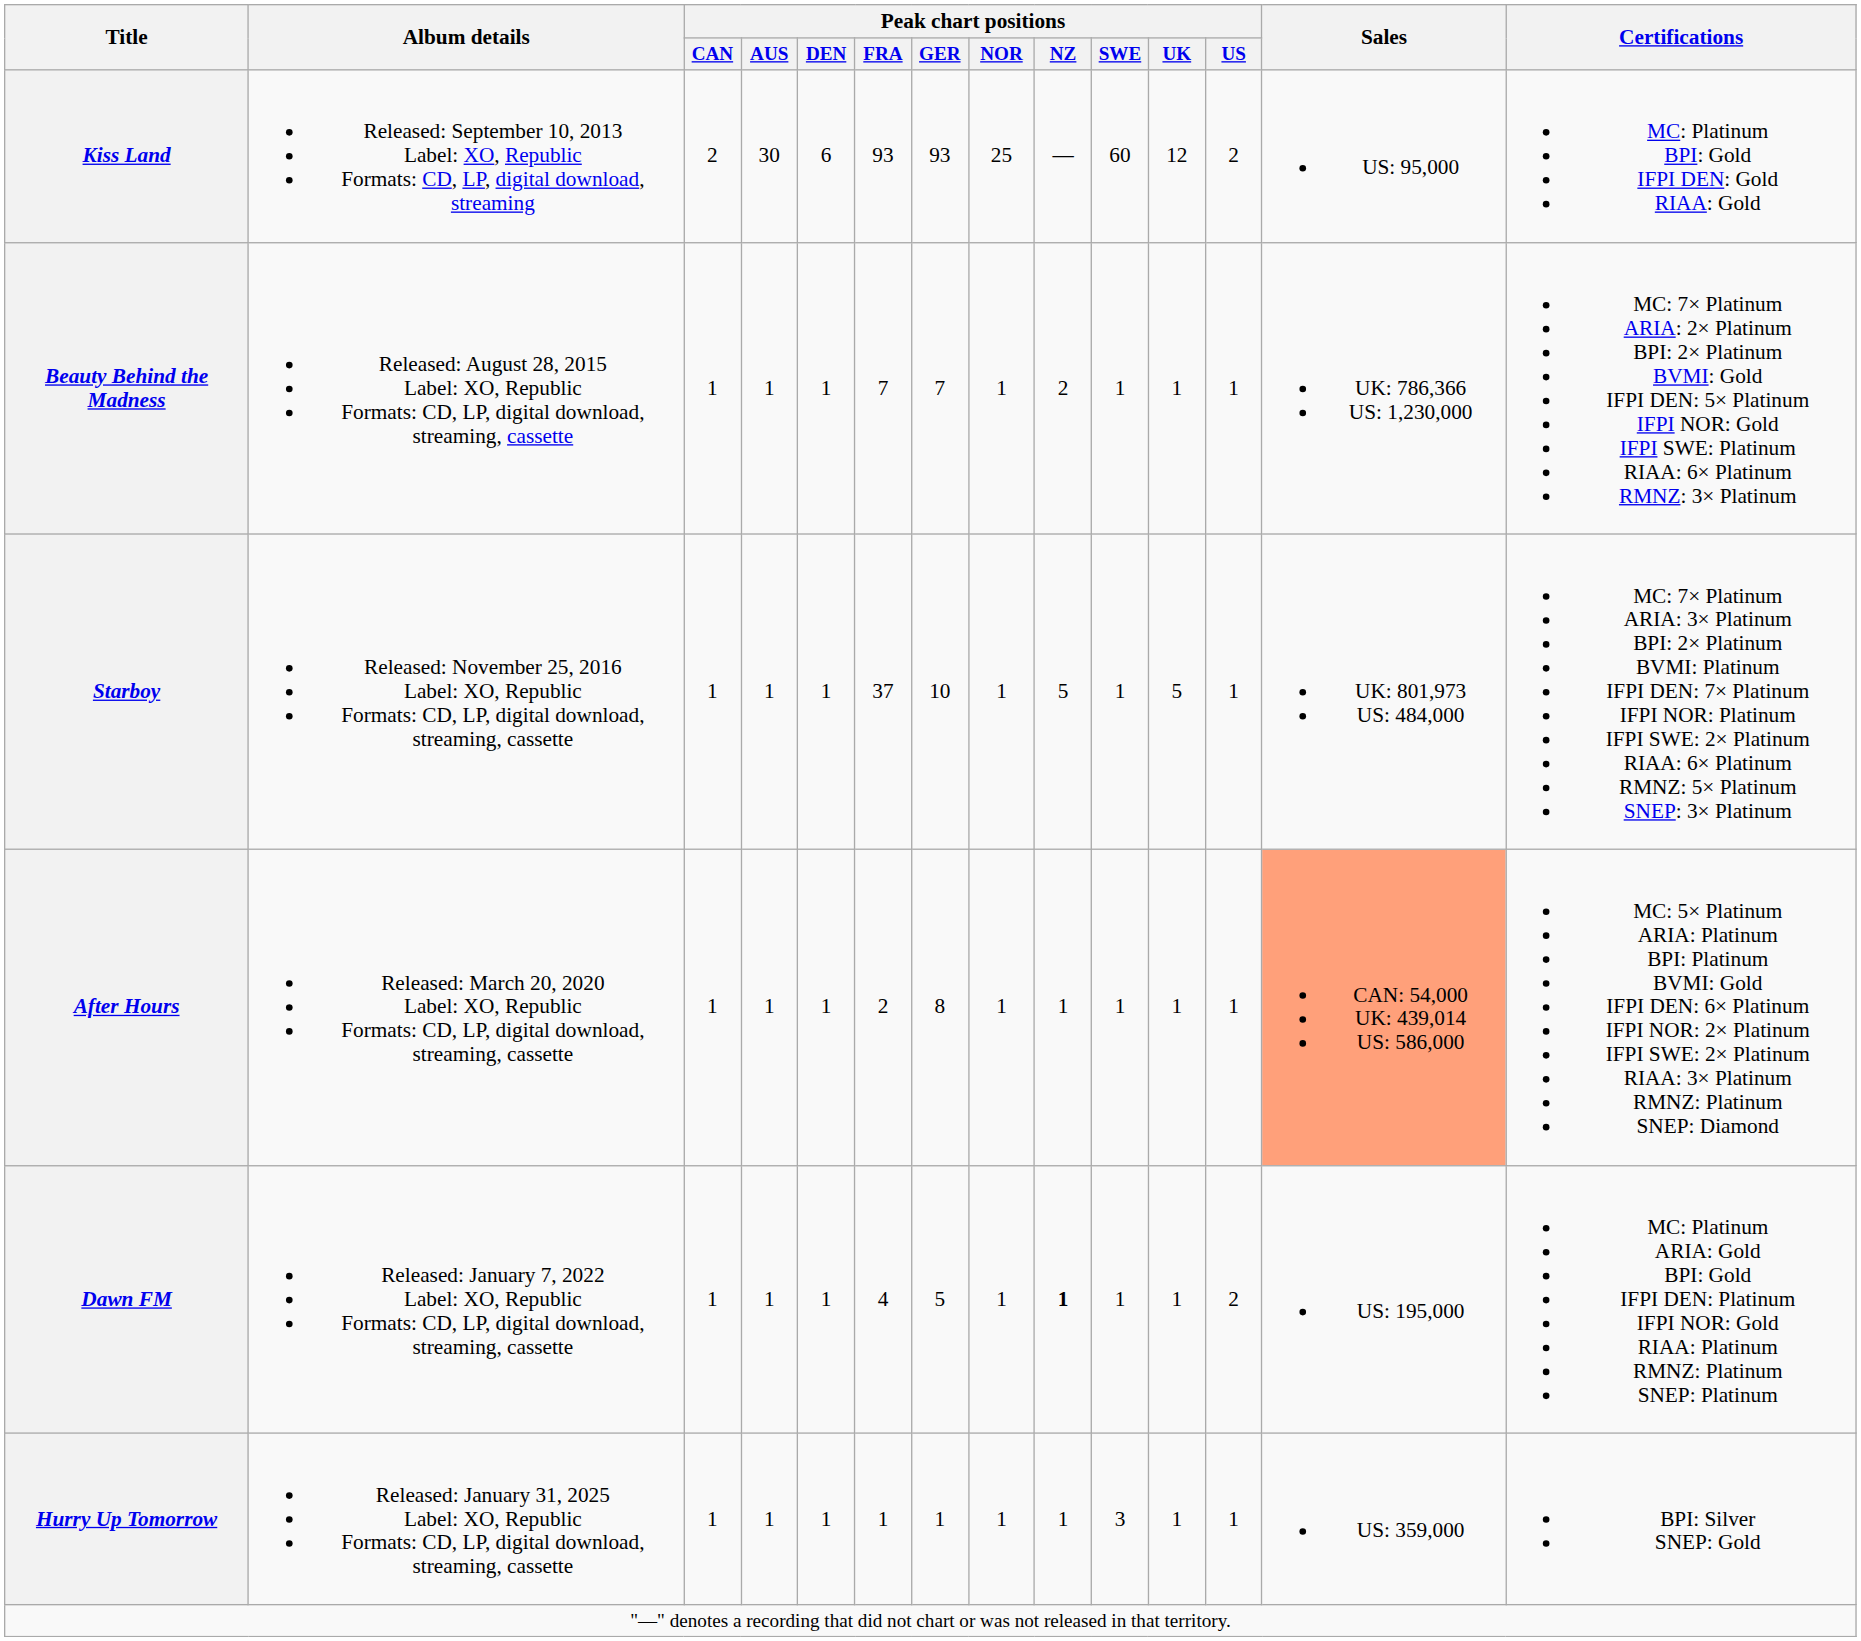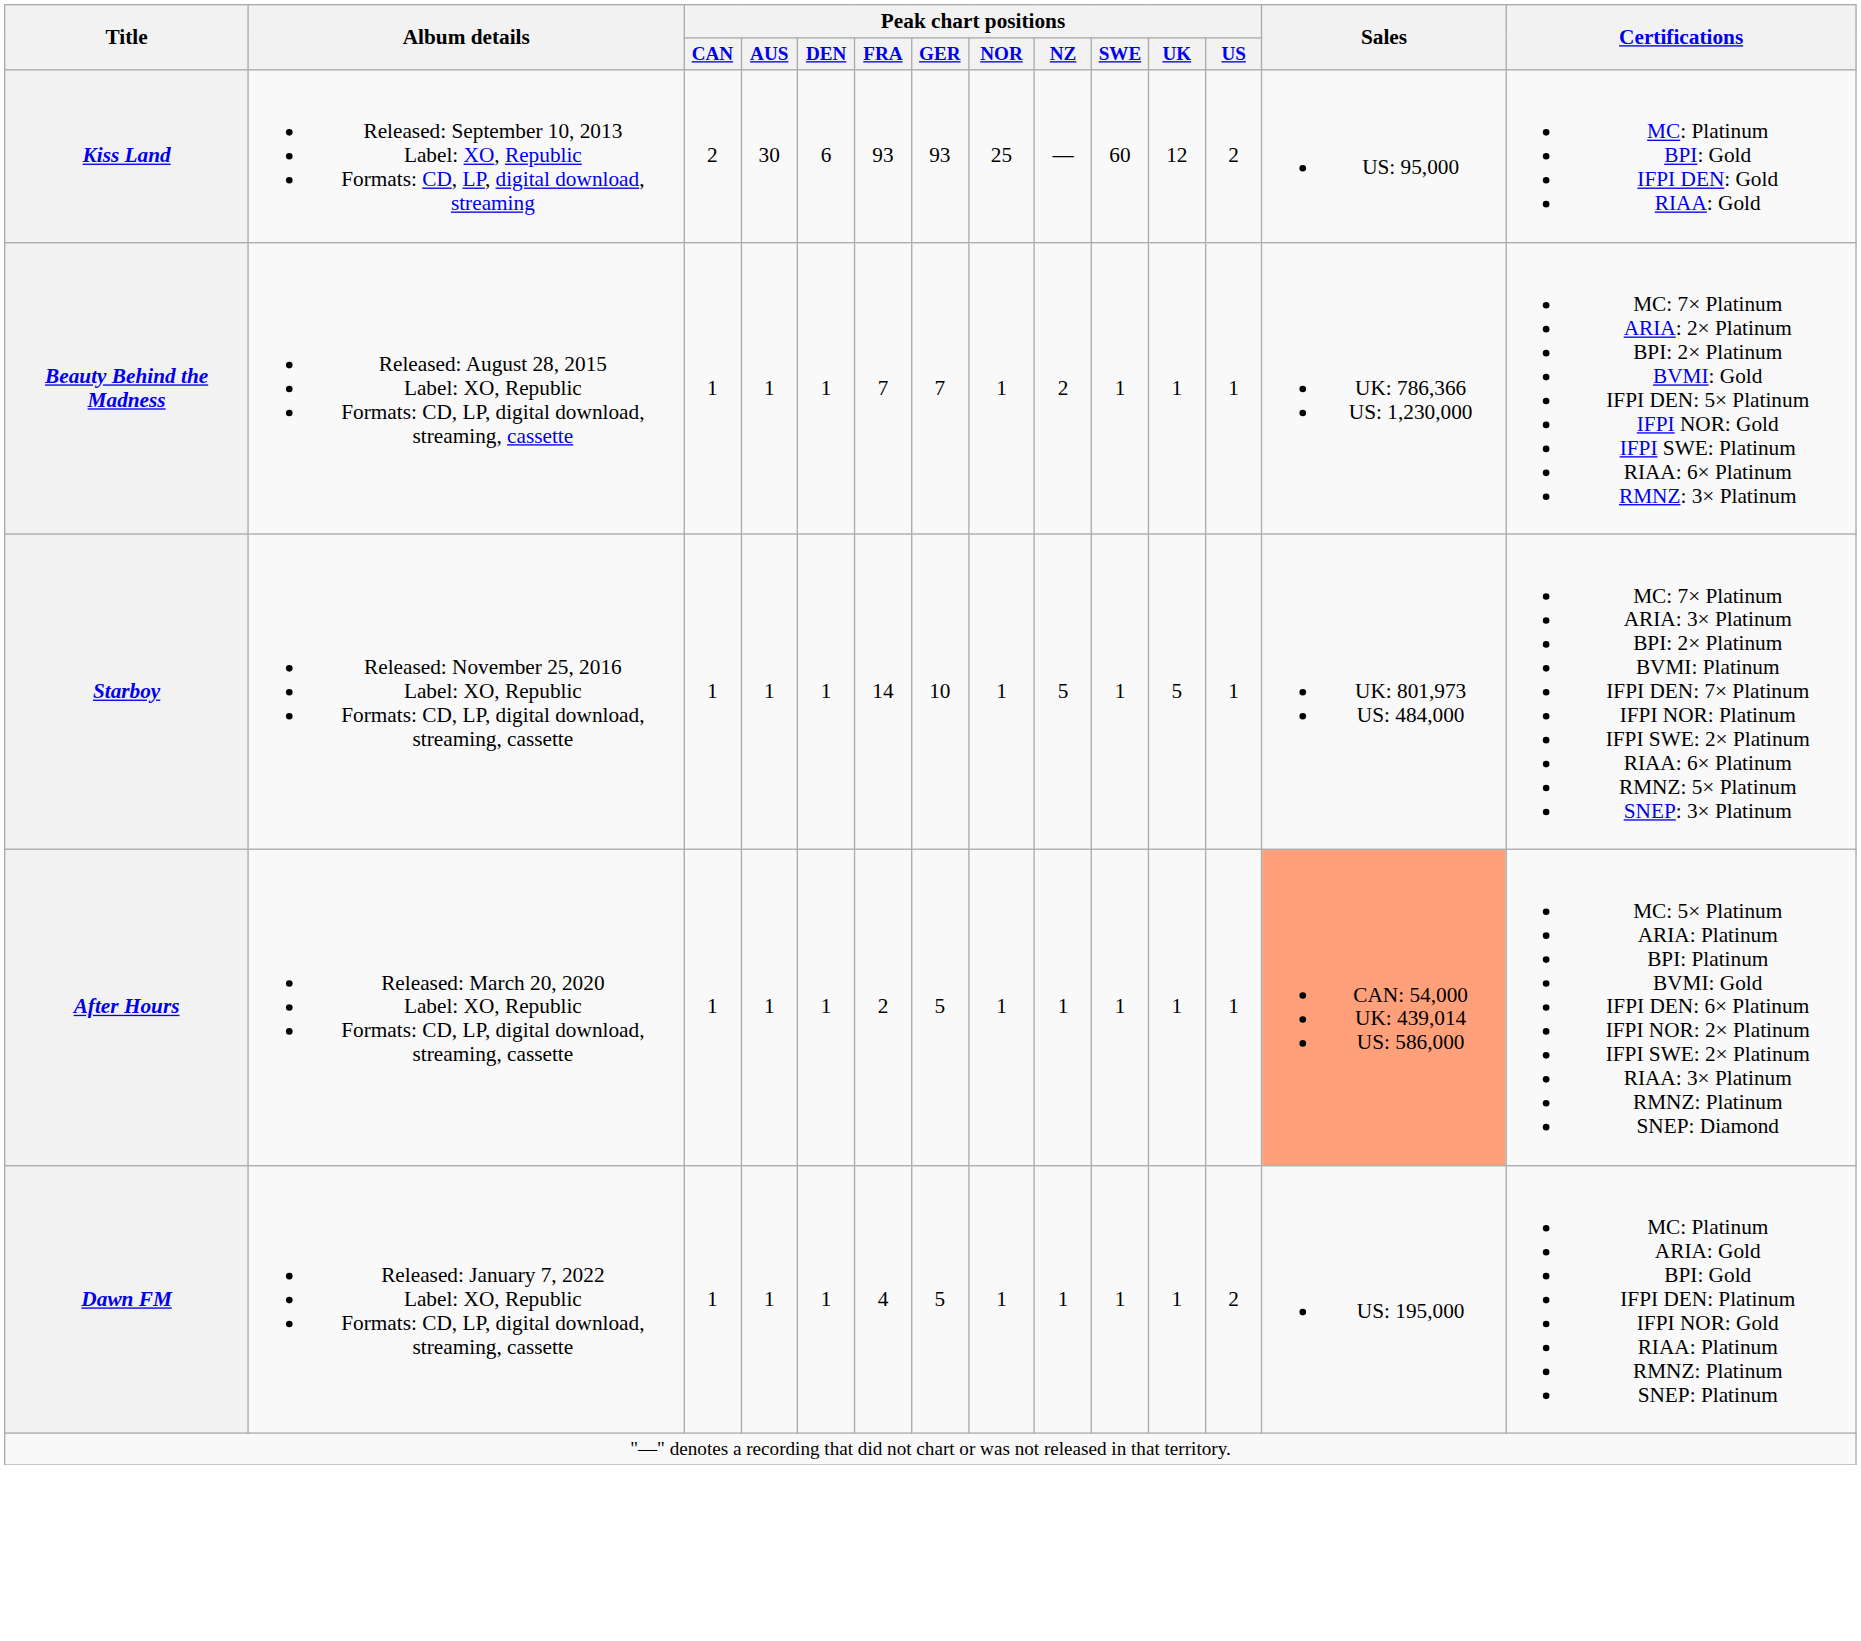(883, 691) 37 -> (883, 691) 14
(940, 1007) 8 -> (940, 1007) 5
(1063, 1299) bold -> (1063, 1299) normal
- row: (127, 1518)
